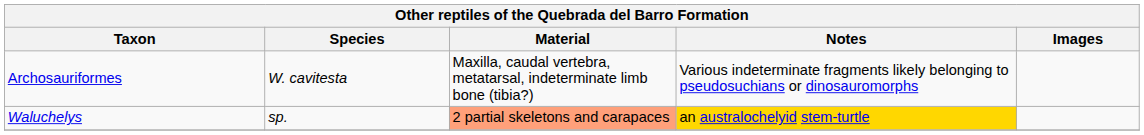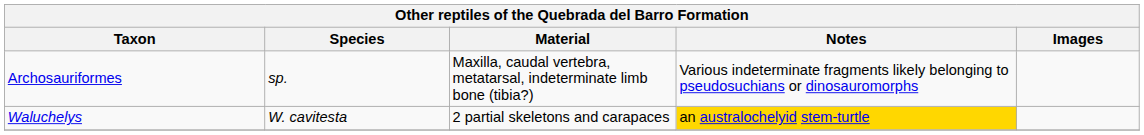(308, 78) W. cavitesta -> (278, 78) sp.
(278, 118) sp. -> (308, 118) W. cavitesta
(561, 118) lightsalmon background -> (561, 118) no background
